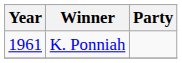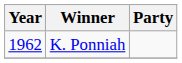(25, 44) 1961 -> (25, 44) 1962
